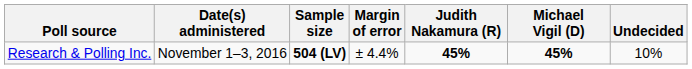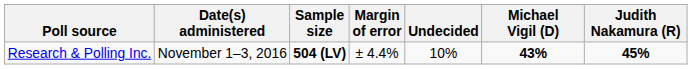columns swapped: (456, 23) <-> (648, 31)
(559, 53) 45% -> (533, 53) 43%
